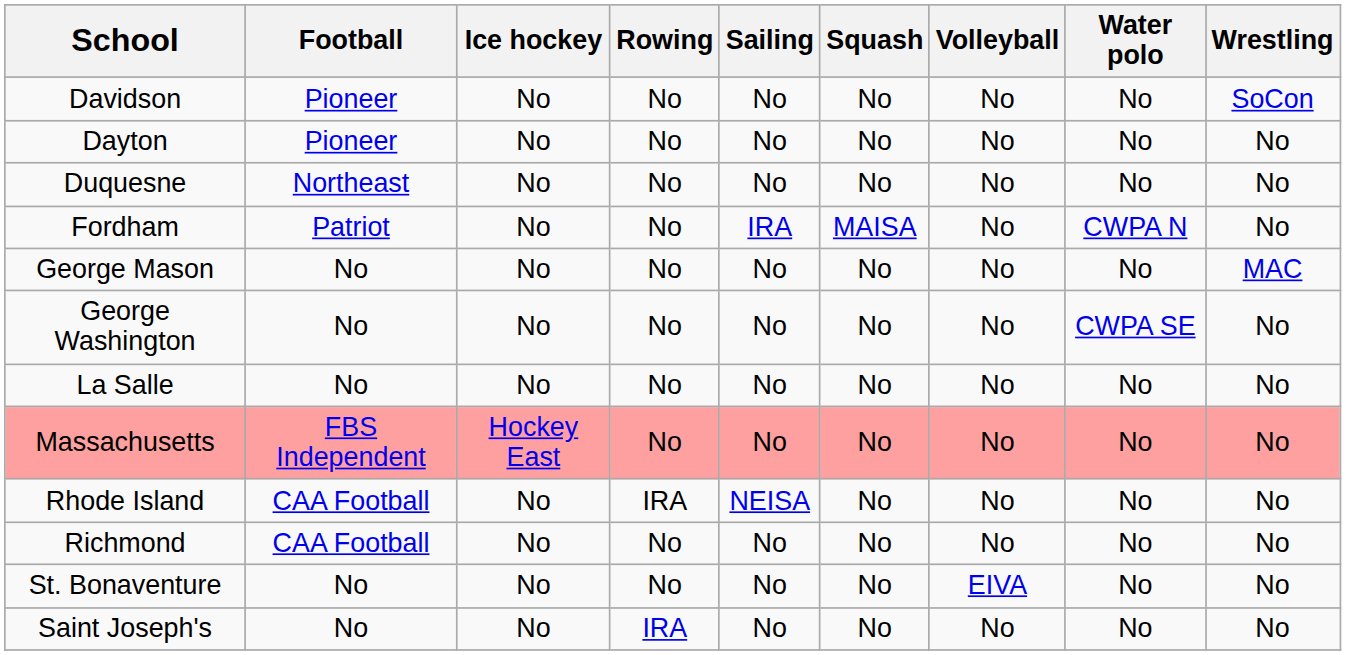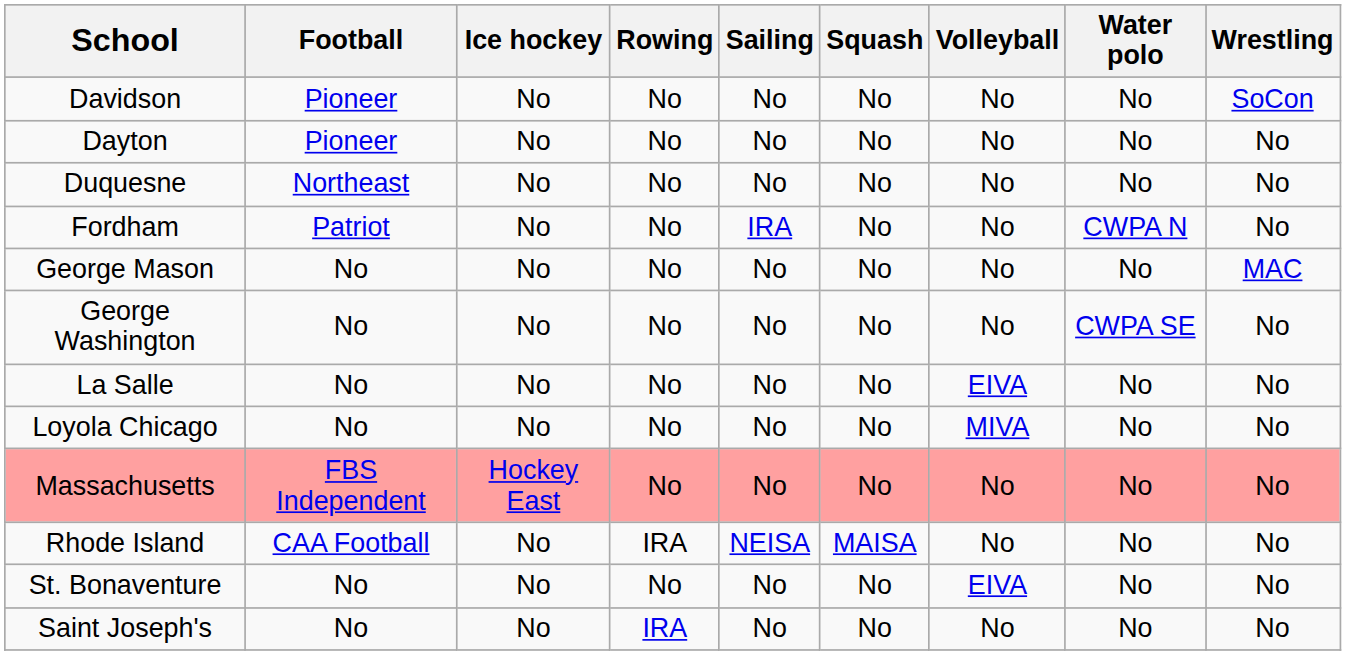(875, 226) MAISA -> (875, 226) No
(997, 384) No -> (997, 384) EIVA
+ row: (125, 427)
(875, 500) No -> (875, 542) MAISA
- row: (125, 542)
